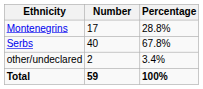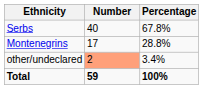rows swapped: (20, 44) <-> (37, 28)
(90, 60) no background -> (90, 60) lightsalmon background
